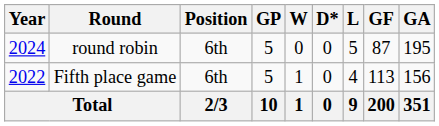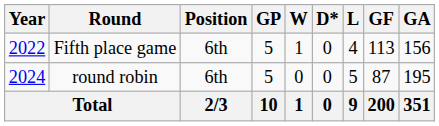rows swapped: (115, 76) <-> (115, 47)
